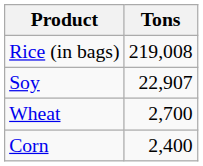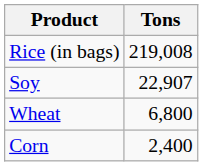(170, 113) 2,700 -> (170, 113) 6,800
